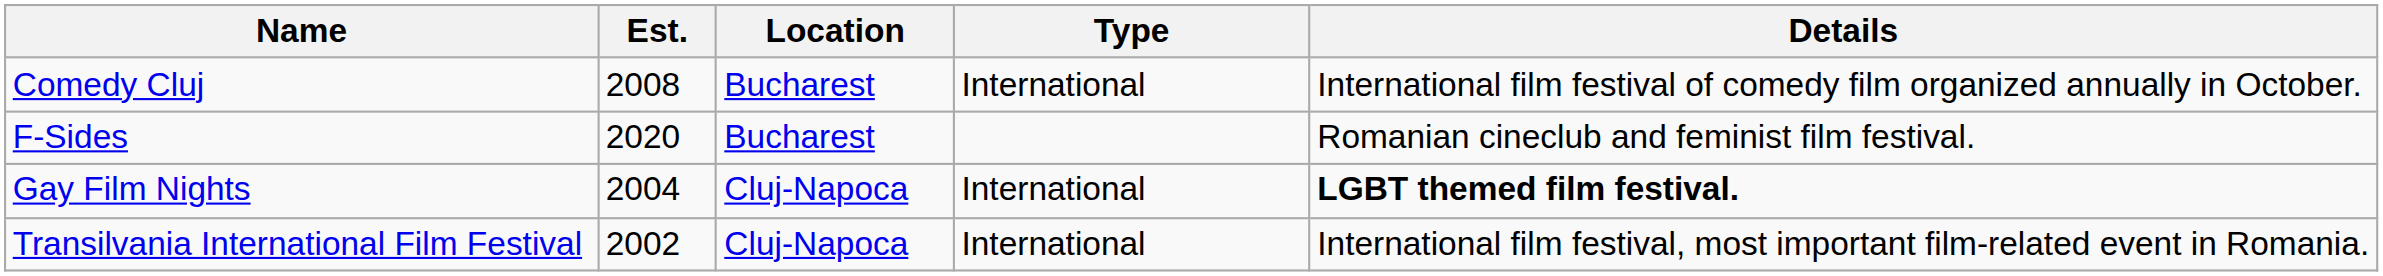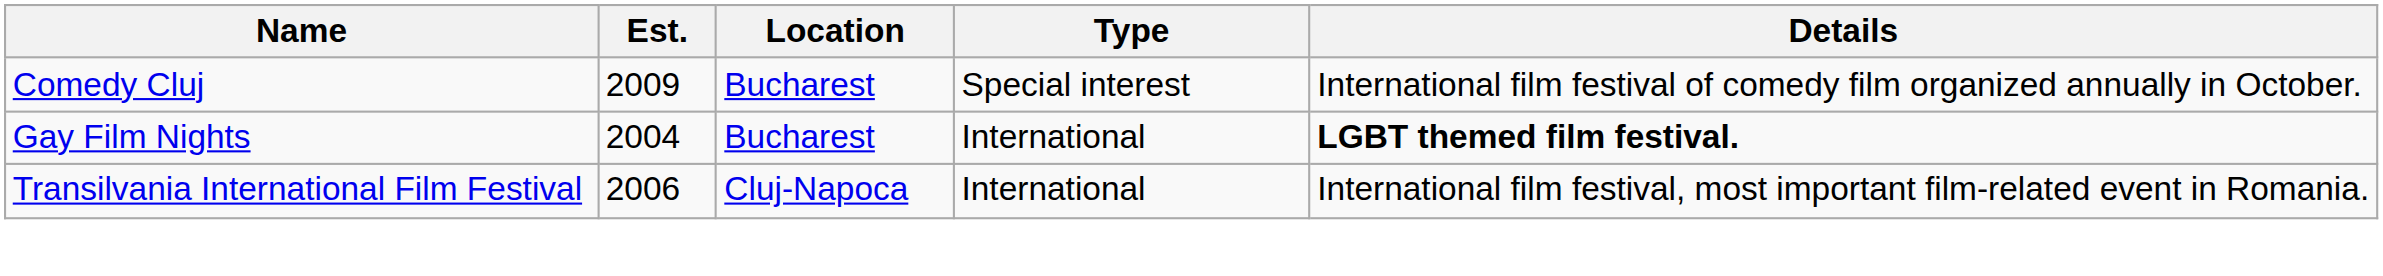(643, 84) 2008 -> (643, 84) 2009
(1054, 84) International -> (1076, 84) Special interest
- row: (70, 137)
(816, 190) Cluj-Napoca -> (800, 137) Bucharest
(643, 243) 2002 -> (643, 190) 2006
